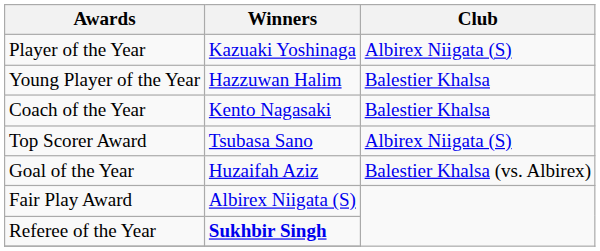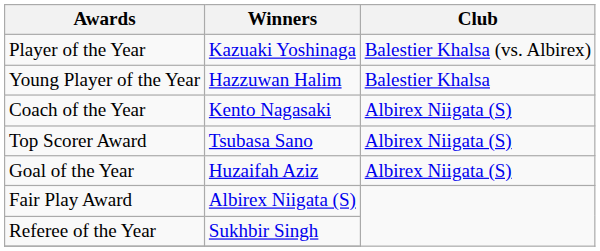(438, 49) Albirex Niigata (S) -> (478, 49) Balestier Khalsa (vs. Albirex)
(427, 110) Balestier Khalsa -> (438, 110) Albirex Niigata (S)
(478, 170) Balestier Khalsa (vs. Albirex) -> (438, 170) Albirex Niigata (S)
(268, 230) bold -> (264, 230) normal
